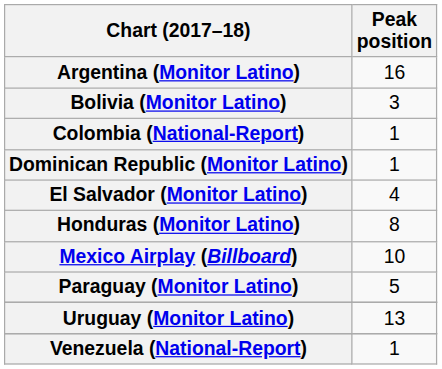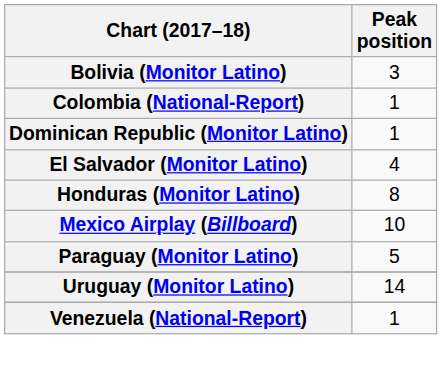- row: (178, 72)
(394, 317) 13 -> (394, 287) 14
